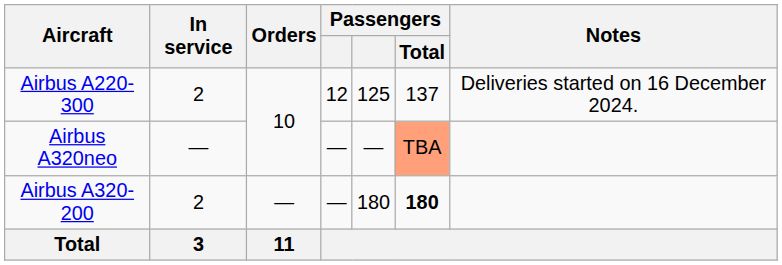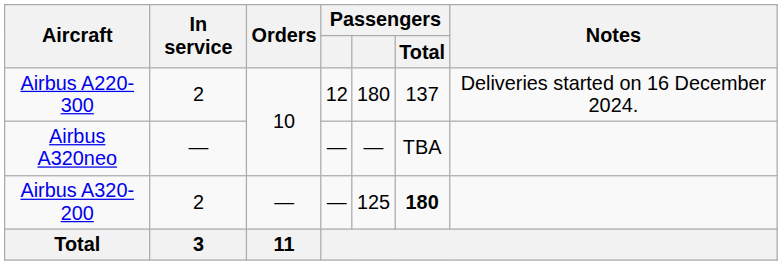(373, 94) 125 -> (373, 94) 180
(422, 148) lightsalmon background -> (422, 148) no background
(373, 201) 180 -> (373, 201) 125
